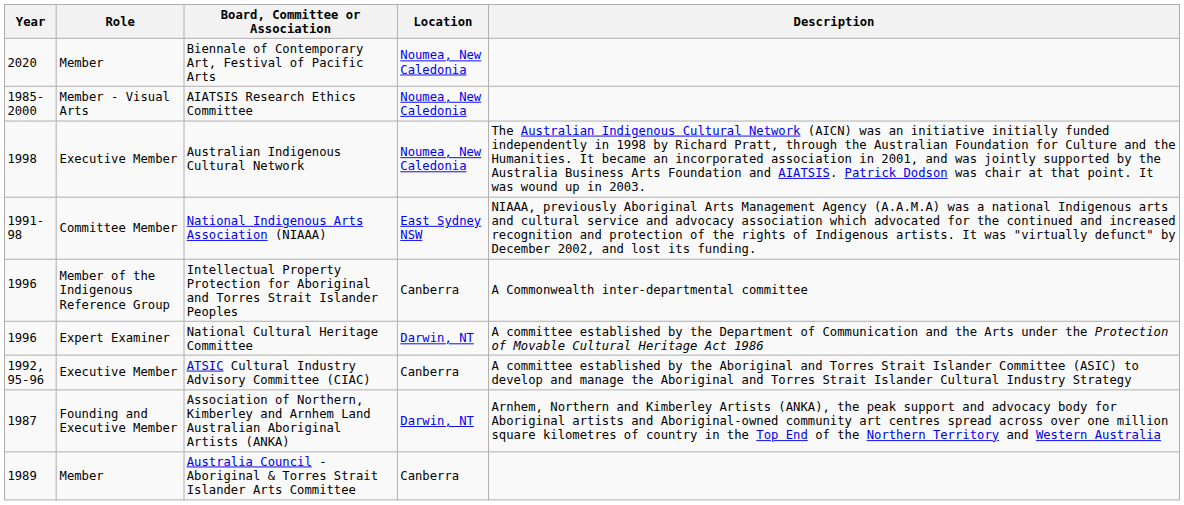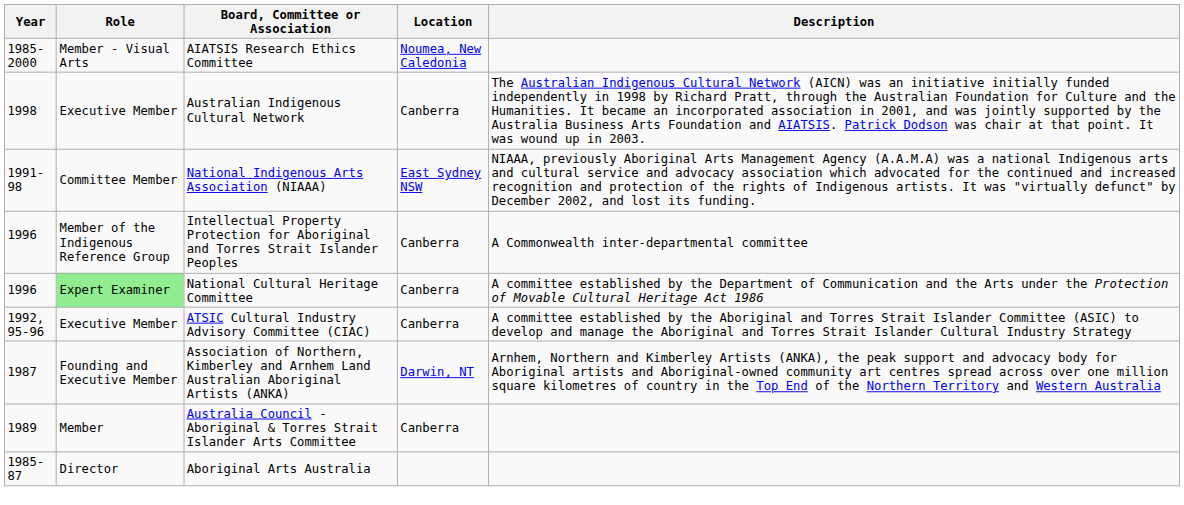- row: (275, 63)
(441, 159) Noumea, New Caledonia -> (430, 111) Canberra
(115, 338) no background -> (115, 290) lightgreen background
(437, 338) Darwin, NT -> (430, 290) Canberra
+ row: (279, 469)
